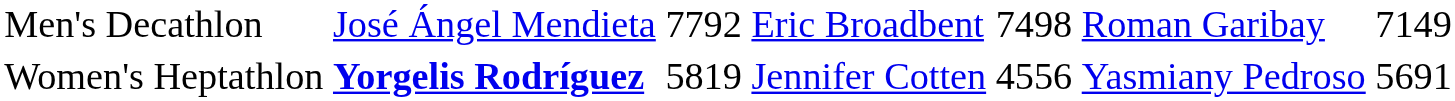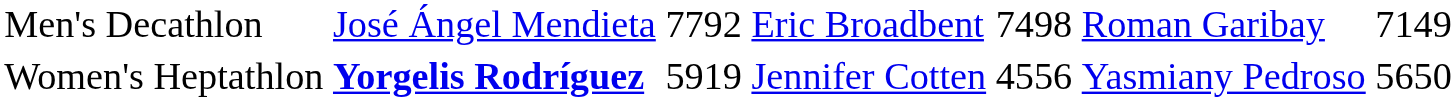(704, 76) 5819 -> (704, 76) 5919
(1414, 76) 5691 -> (1414, 76) 5650
